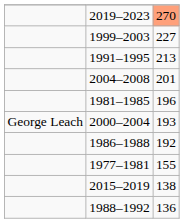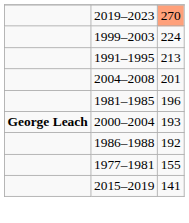(166, 36) 227 -> (171, 36) 224
(45, 122) normal -> (48, 122) bold
(166, 186) 138 -> (171, 186) 141
- row: (119, 207)
